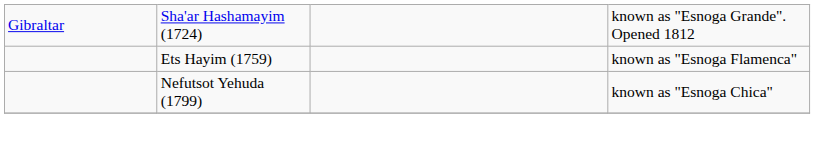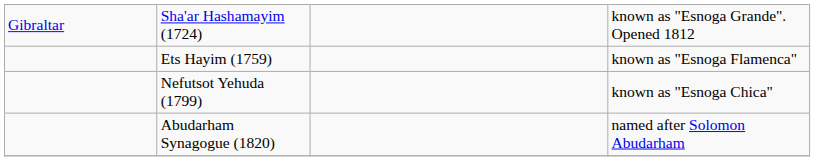+ row: (218, 134)
